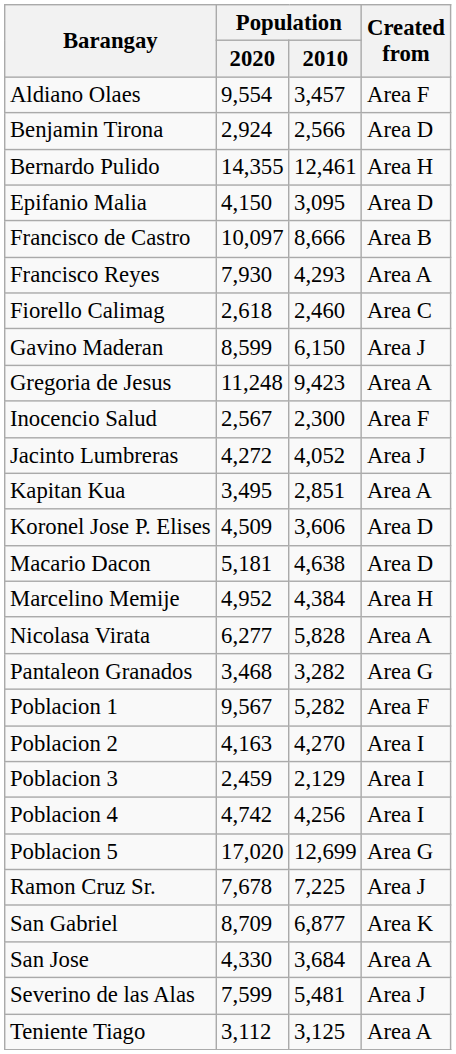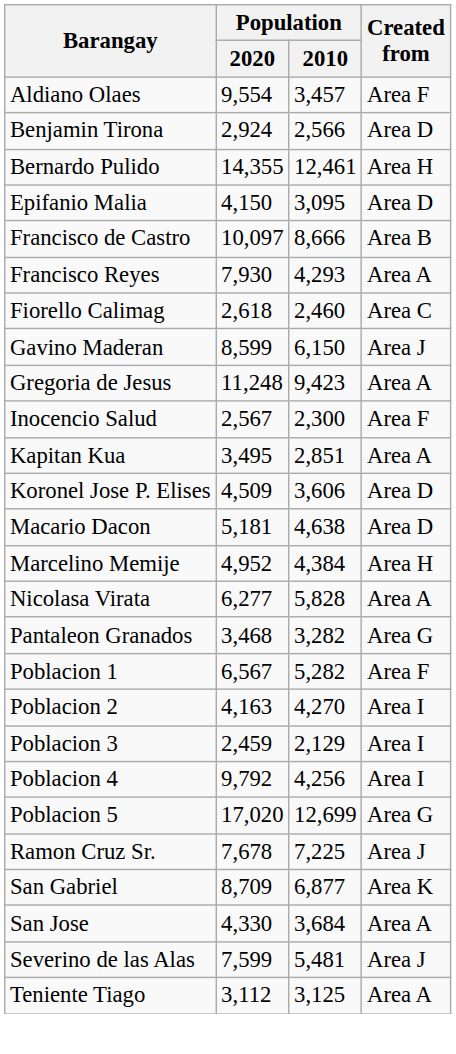- row: (94, 454)
(247, 707) 9,567 -> (247, 671) 6,567
(247, 815) 4,742 -> (247, 779) 9,792
